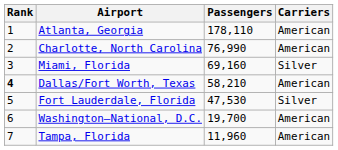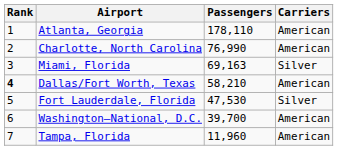(227, 66) 69,160 -> (227, 66) 69,163
(227, 119) 19,700 -> (227, 119) 39,700
